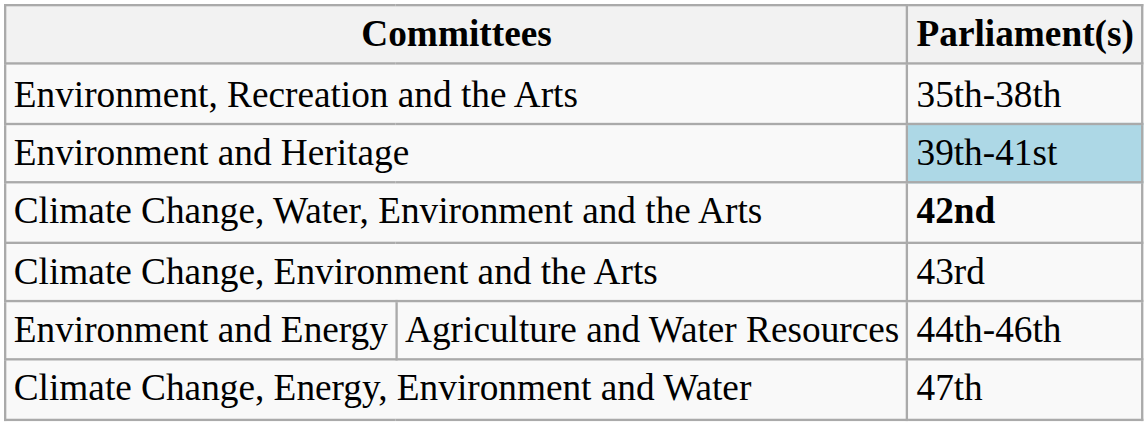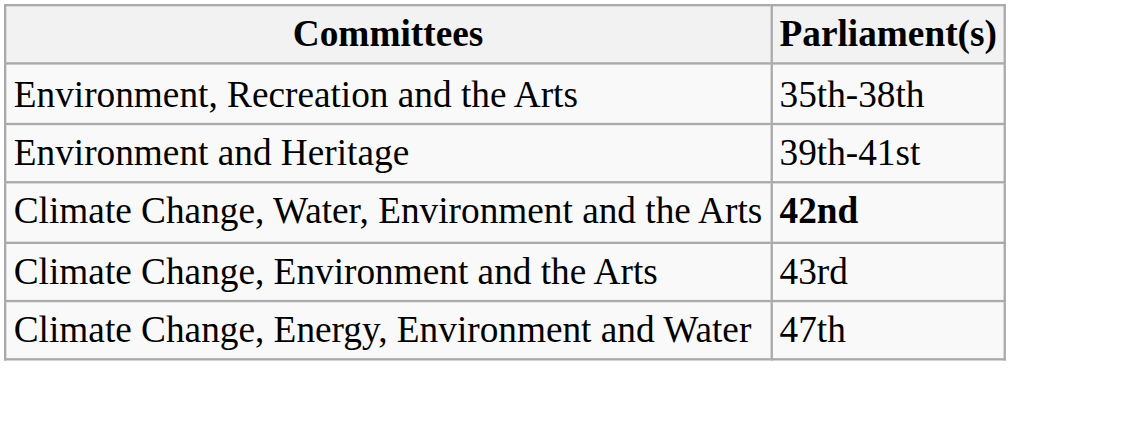(987, 152) lightblue background -> (850, 152) no background
- row: (201, 329)
